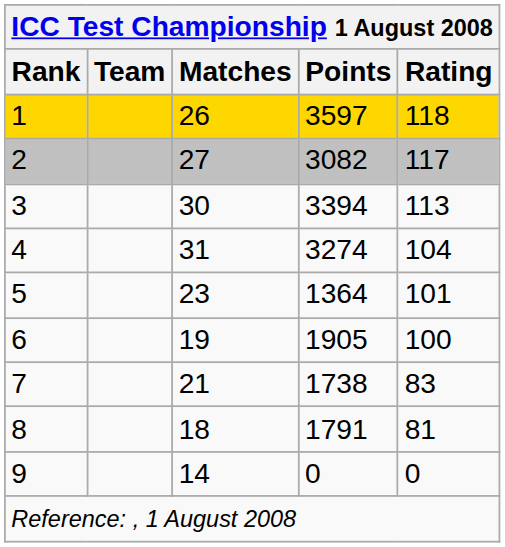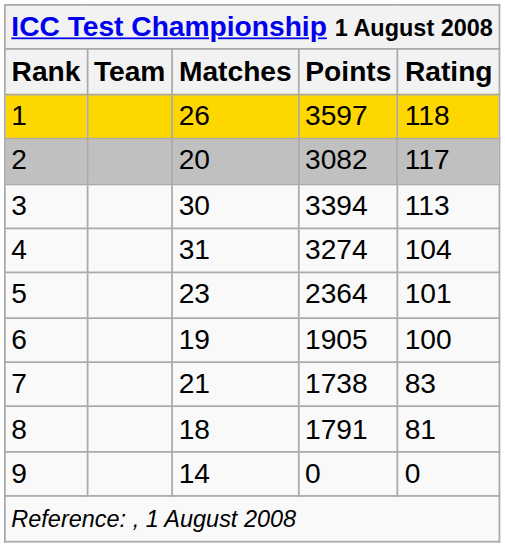(194, 160) 27 -> (194, 160) 20
(336, 294) 1364 -> (336, 294) 2364
